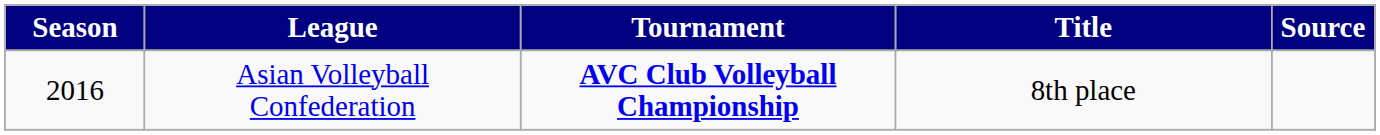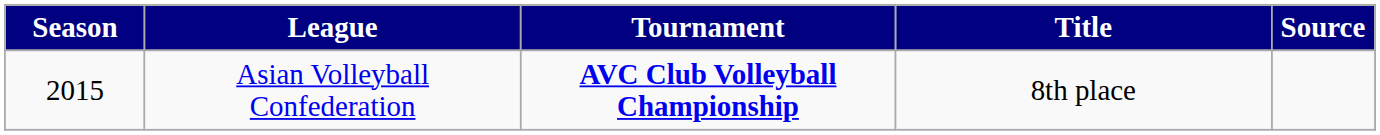(75, 89) 2016 -> (75, 89) 2015
